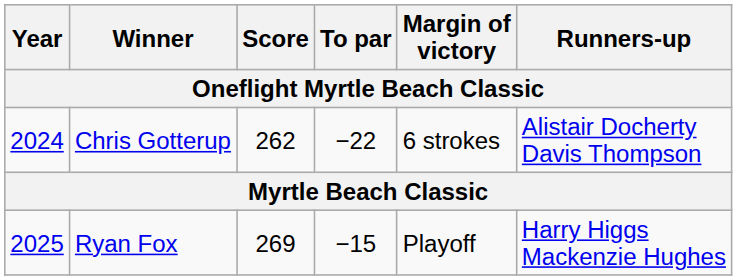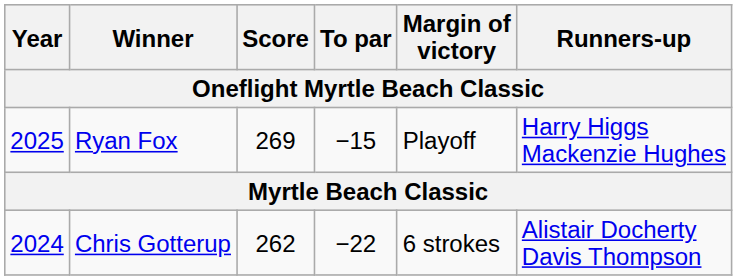rows swapped: (126, 243) <-> (153, 140)
